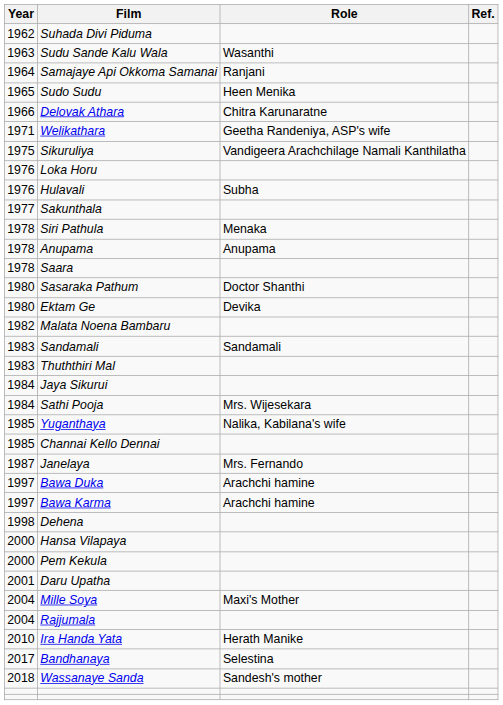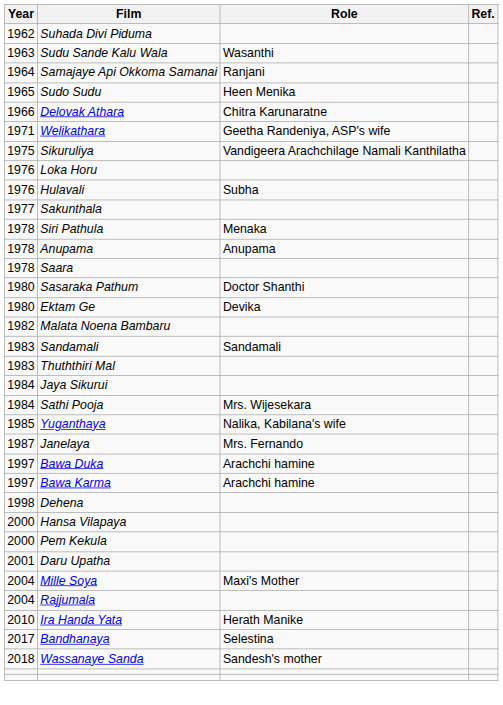- row: (21, 444)
